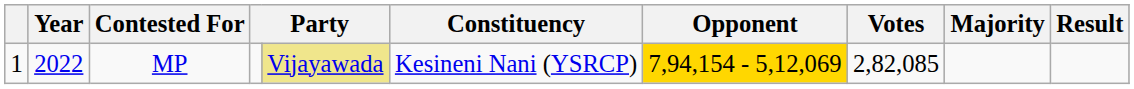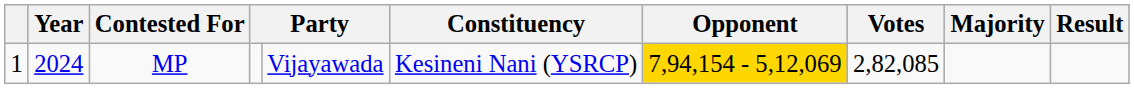(59, 63) 2022 -> (59, 63) 2024
(325, 63) khaki background -> (325, 63) no background
